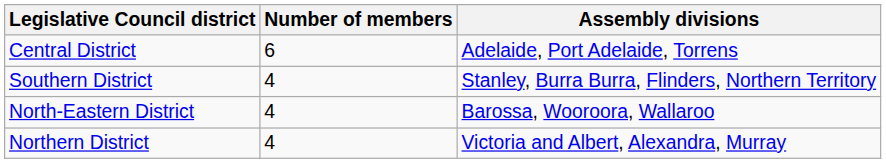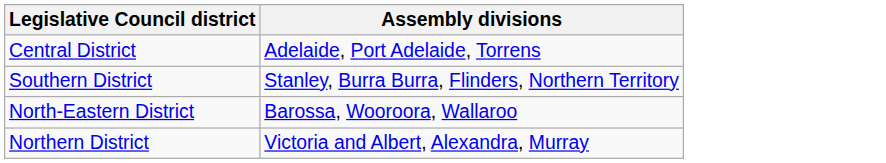- column: (358, 19)
